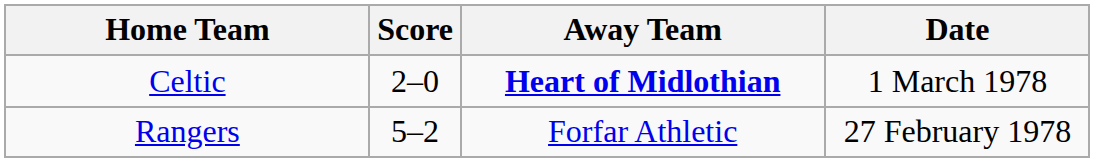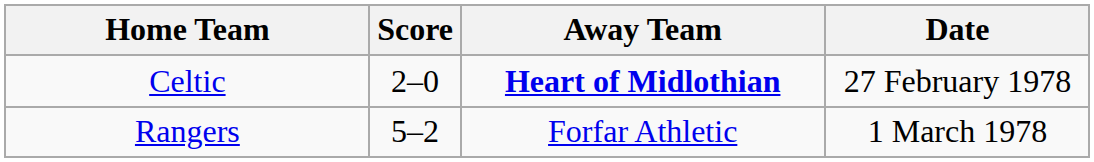(957, 80) 1 March 1978 -> (957, 80) 27 February 1978
(957, 131) 27 February 1978 -> (957, 131) 1 March 1978
